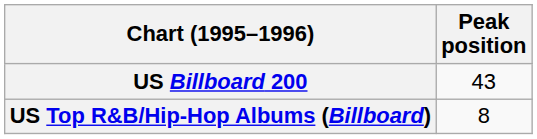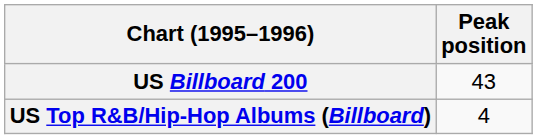(484, 116) 8 -> (484, 116) 4
